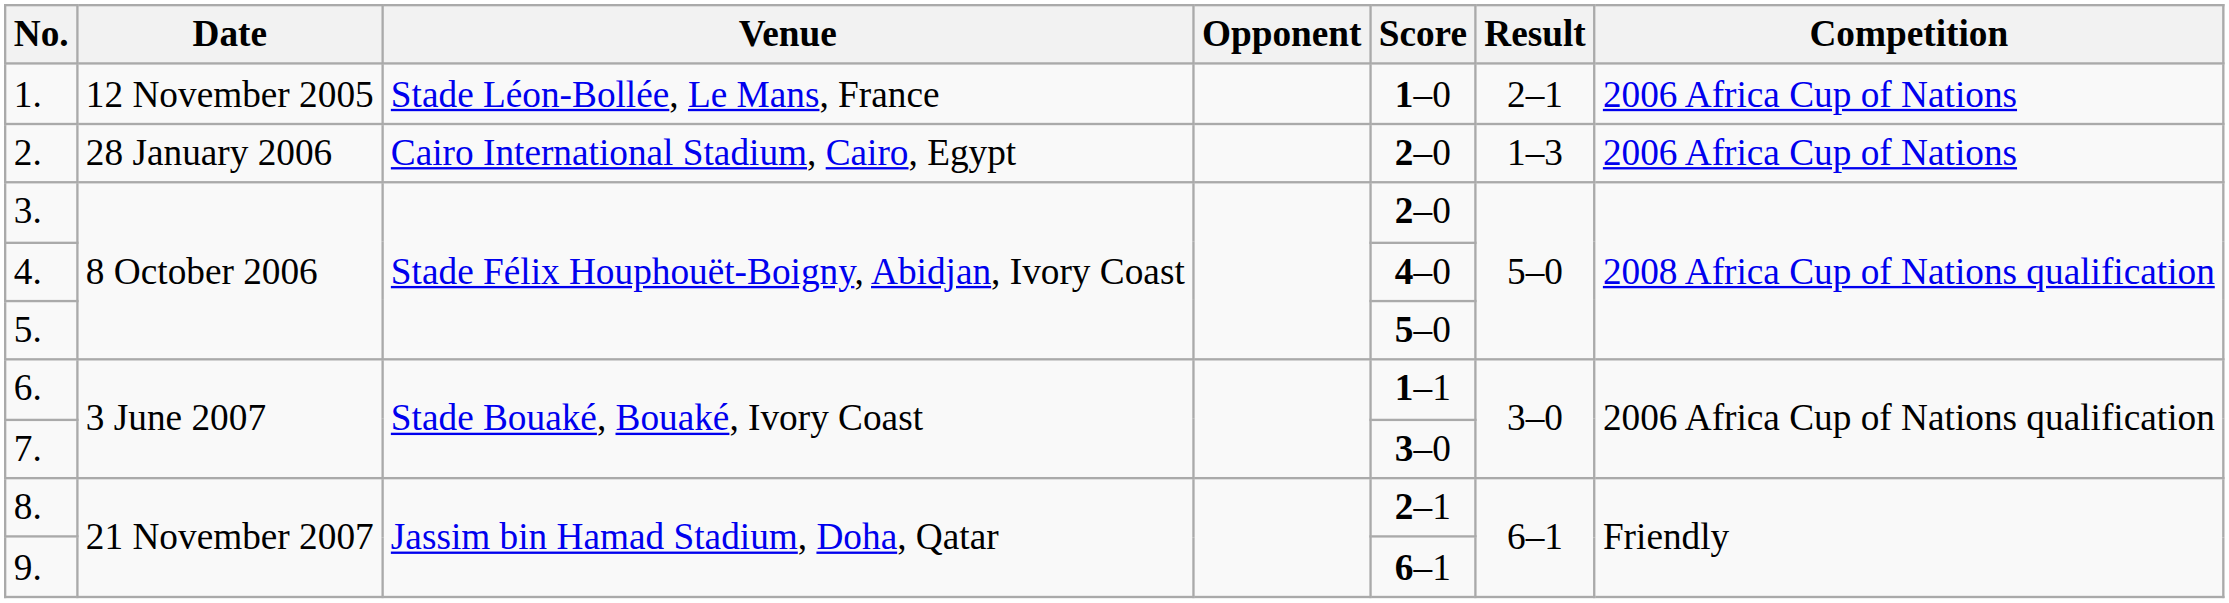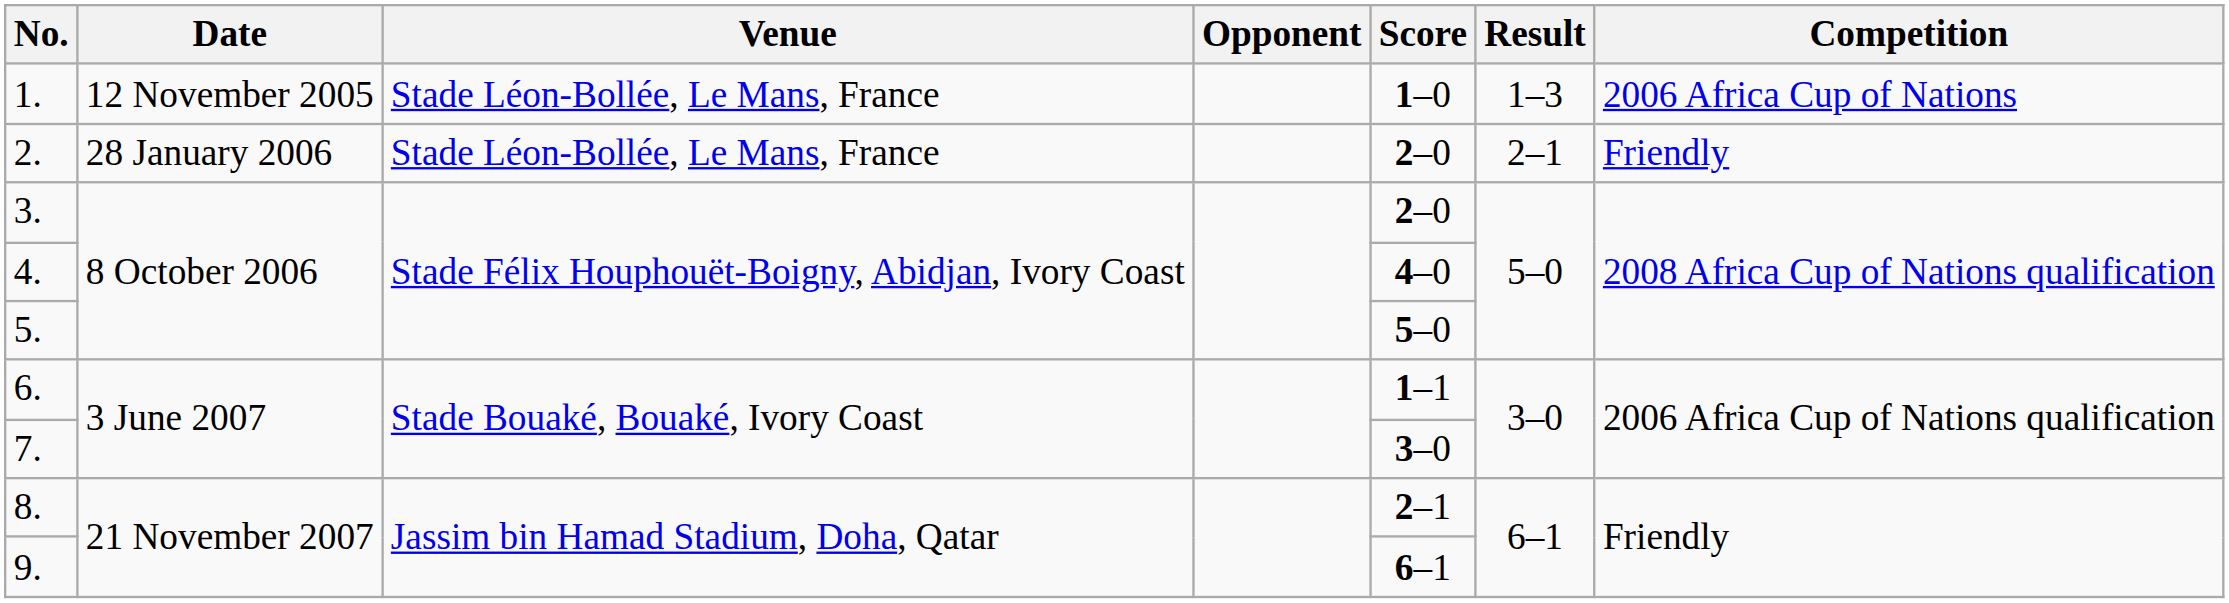(1535, 93) 2–1 -> (1535, 93) 1–3
(704, 152) Cairo International Stadium, Cairo, Egypt -> (665, 152) Stade Léon-Bollée, Le Mans, France
(1535, 152) 1–3 -> (1535, 152) 2–1
(1810, 152) 2006 Africa Cup of Nations -> (1666, 152) Friendly
